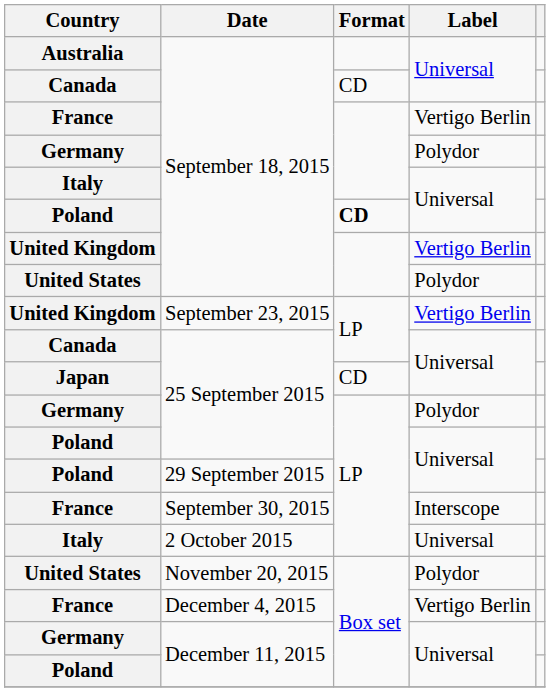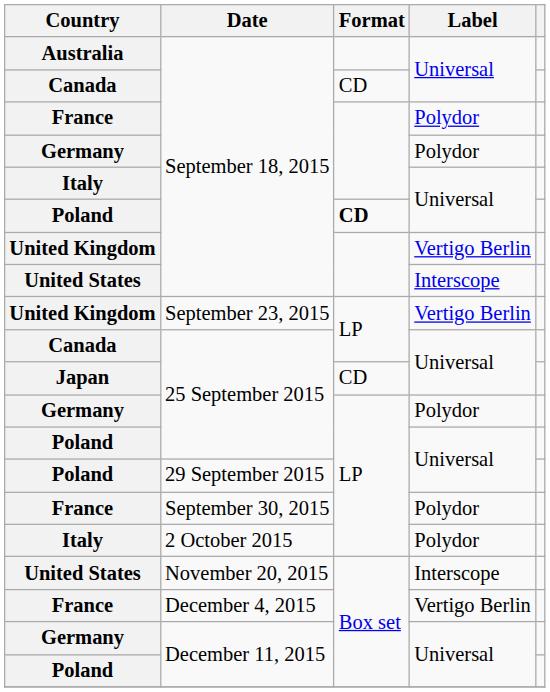(473, 118) Vertigo Berlin -> (447, 118) Polydor
(447, 280) Polydor -> (457, 280) Interscope
(457, 507) Interscope -> (447, 507) Polydor
(454, 540) Universal -> (447, 540) Polydor
(447, 572) Polydor -> (457, 572) Interscope
